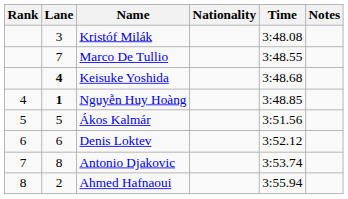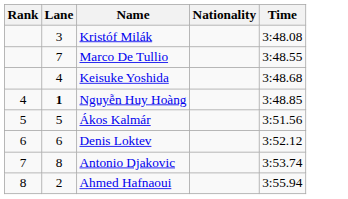- column: (324, 15)
(59, 78) bold -> (59, 78) normal
